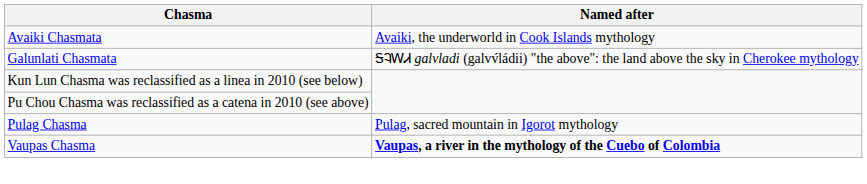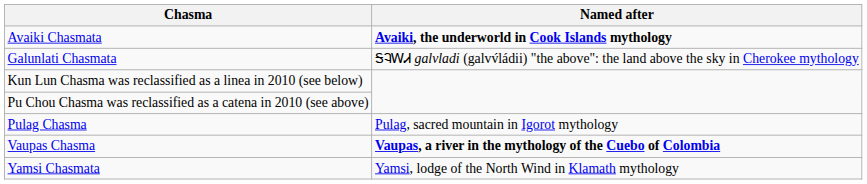(515, 37) normal -> (523, 37) bold
+ row: (54, 168)
